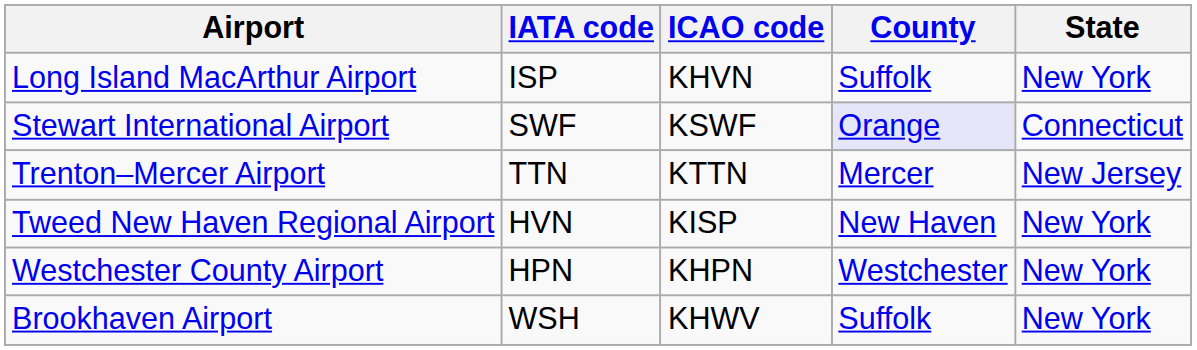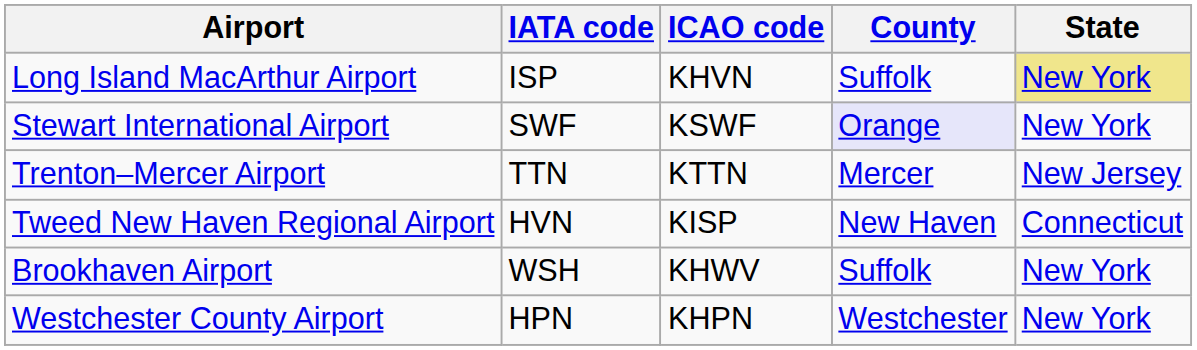(1086, 77) no background -> (1086, 77) khaki background
(1102, 125) Connecticut -> (1086, 125) New York
(1086, 222) New York -> (1102, 222) Connecticut
rows swapped: (198, 271) <-> (142, 319)
